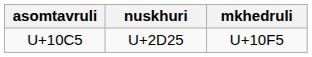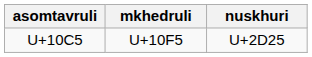columns swapped: (156, 16) <-> (257, 16)
